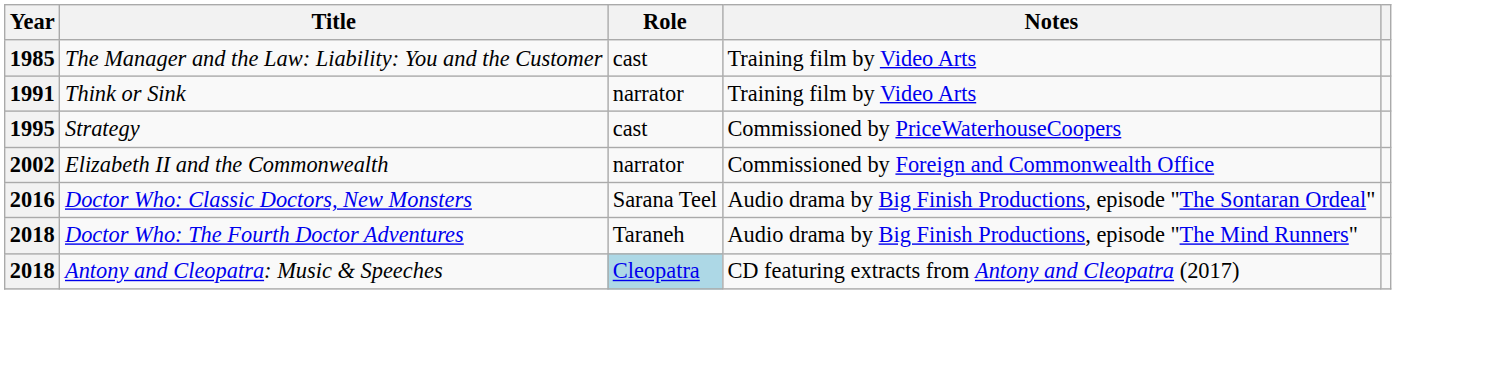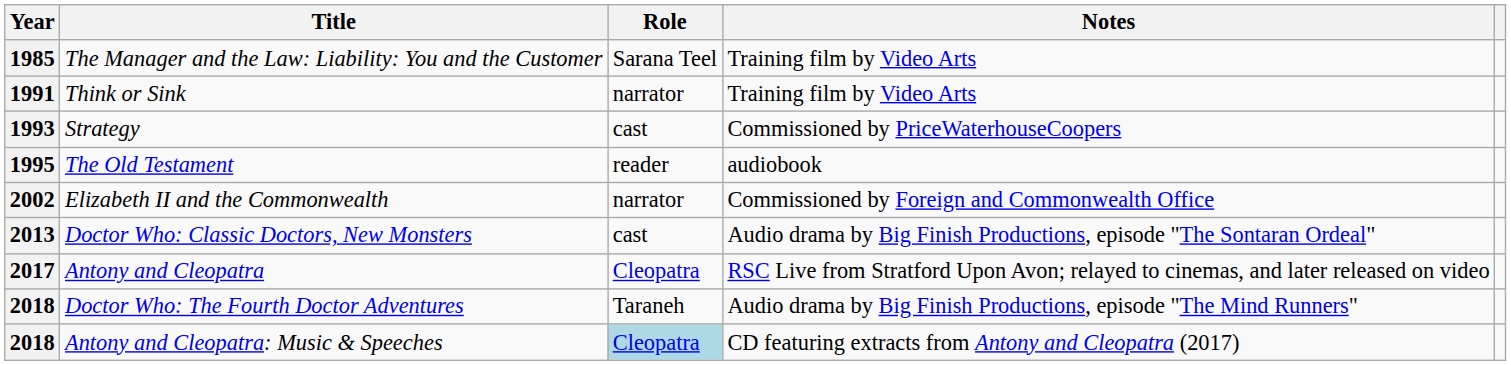(630, 57) cast -> (665, 57) Sarana Teel
(32, 128) 1995 -> (32, 128) 1993
+ row: (149, 164)
(32, 199) 2016 -> (32, 235) 2013
(665, 199) Sarana Teel -> (630, 235) cast
+ row: (165, 270)
